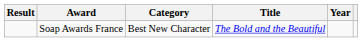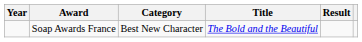columns swapped: (340, 12) <-> (21, 12)
